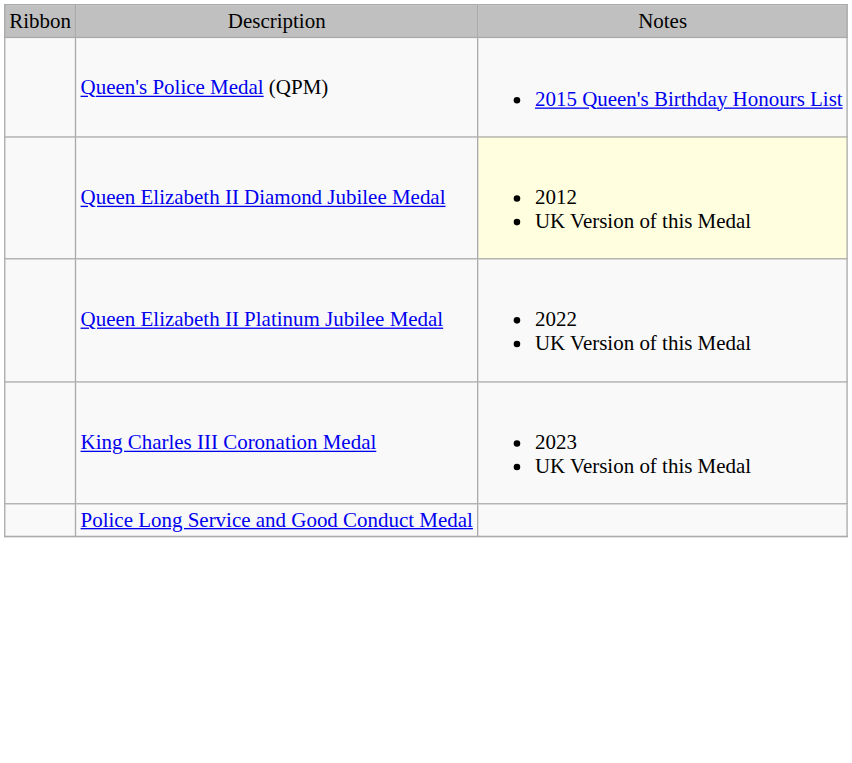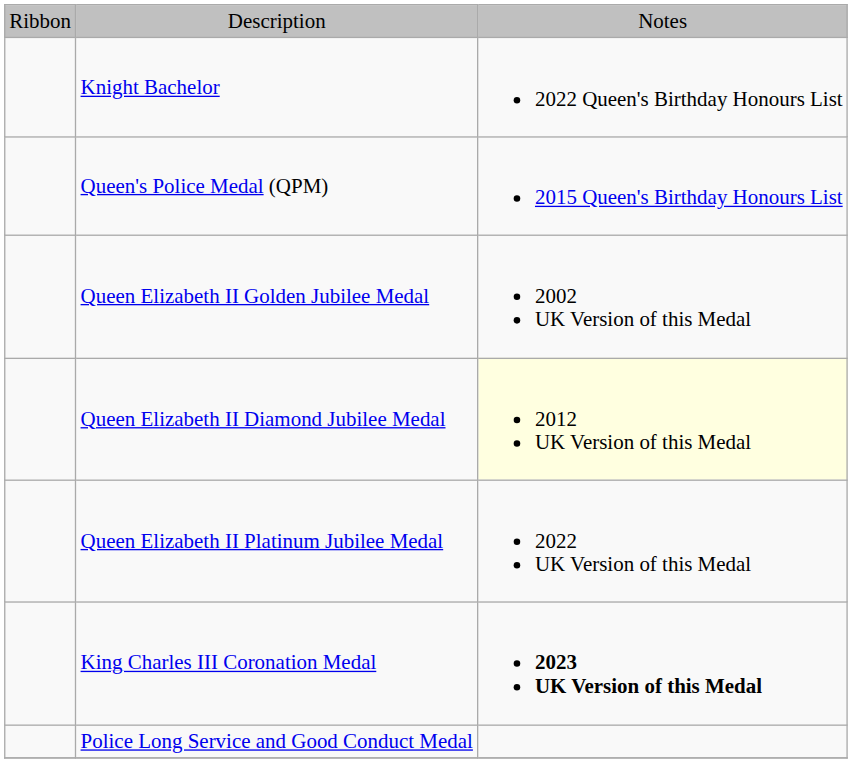+ row: (150, 87)
+ row: (255, 296)
(663, 454) normal -> (663, 675) bold
